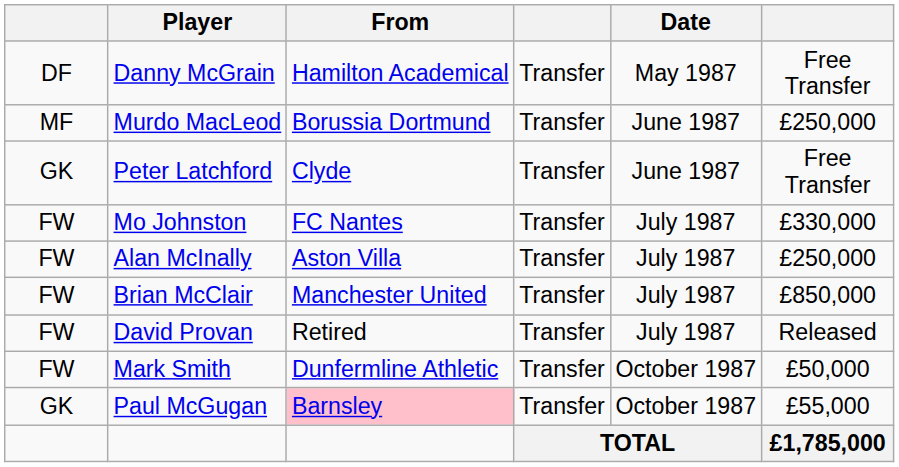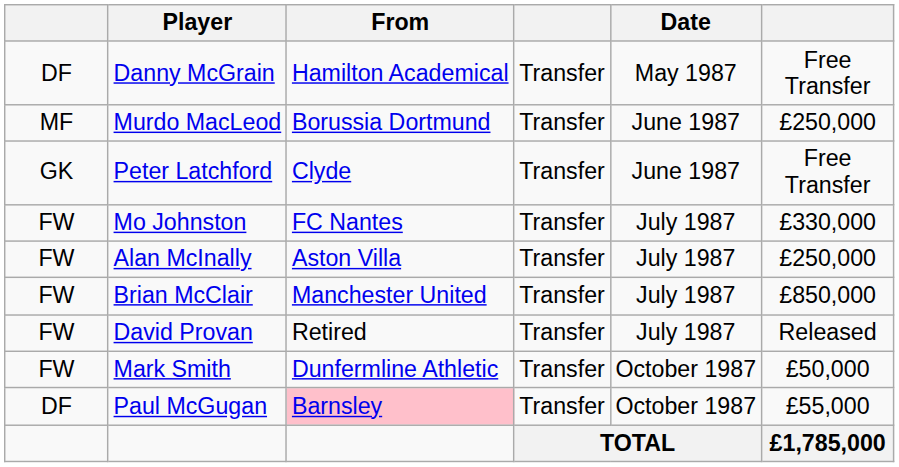(56, 406) GK -> (56, 406) DF
